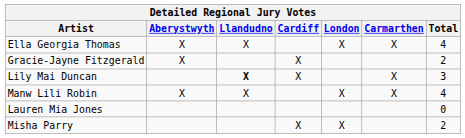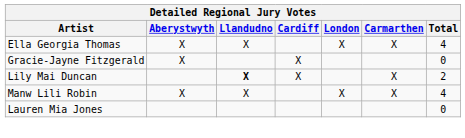(443, 61) 2 -> (443, 61) 0
(443, 77) 3 -> (443, 77) 2
- row: (40, 125)
